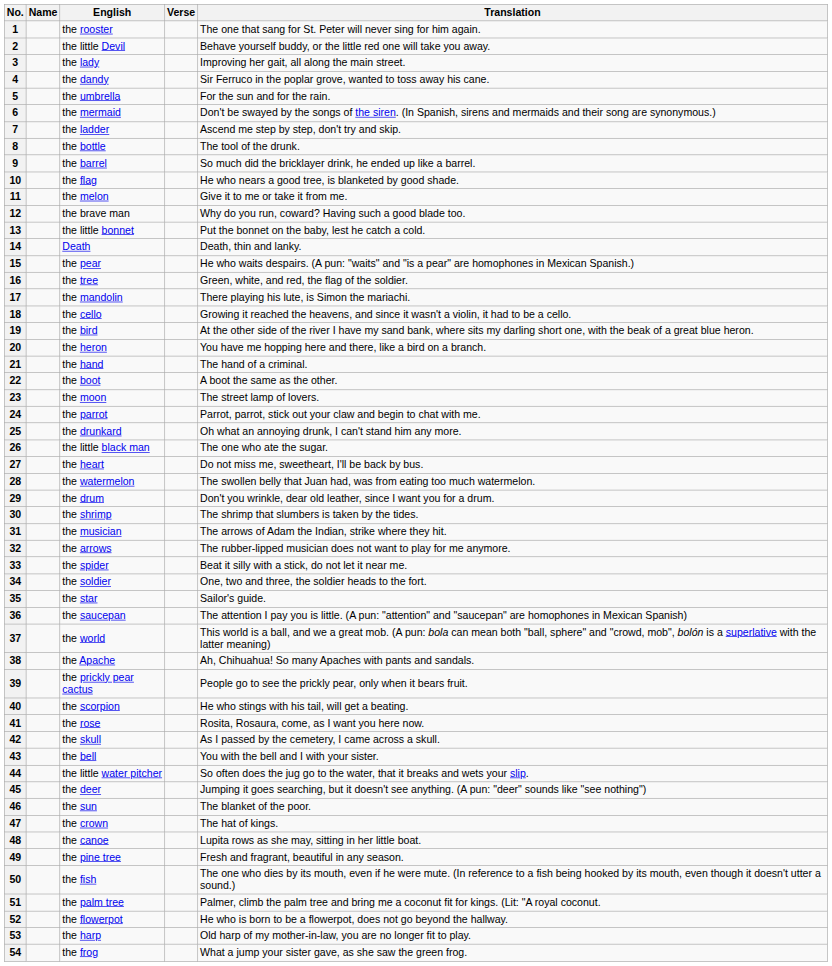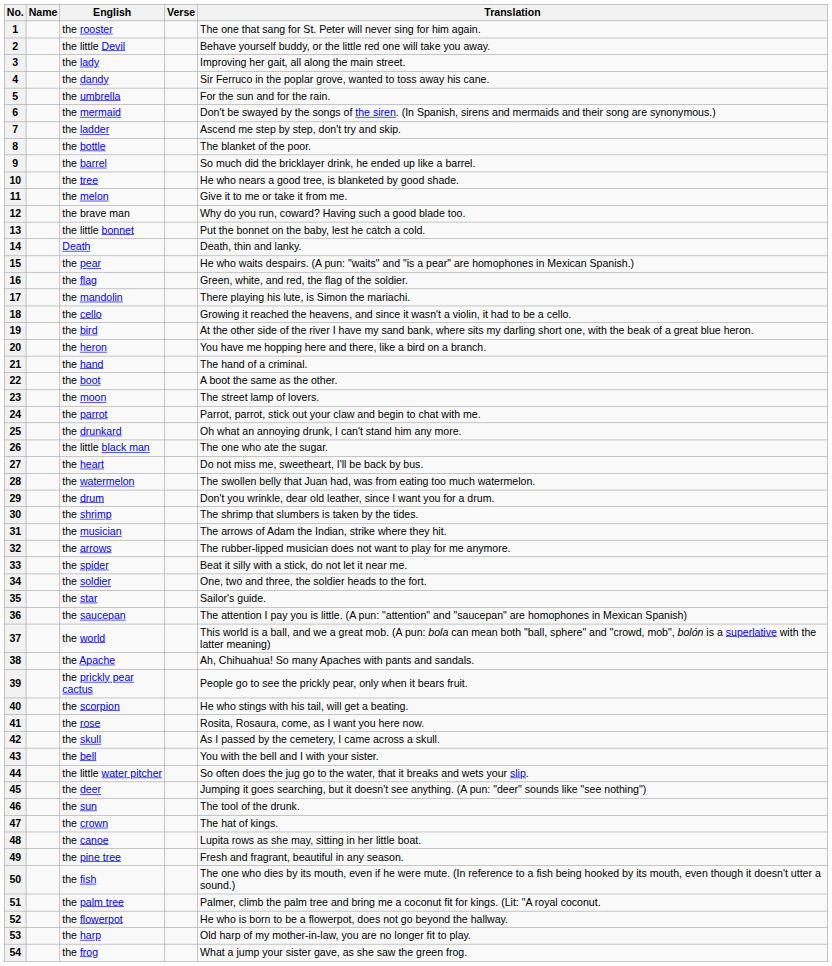(250, 146) The tool of the drunk. -> (256, 146) The blanket of the poor.
(80, 180) the flag -> (80, 180) the tree
(80, 280) the tree -> (80, 280) the flag
(256, 807) The blanket of the poor. -> (250, 807) The tool of the drunk.
